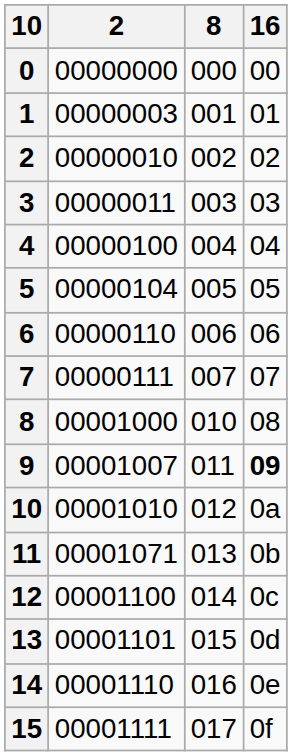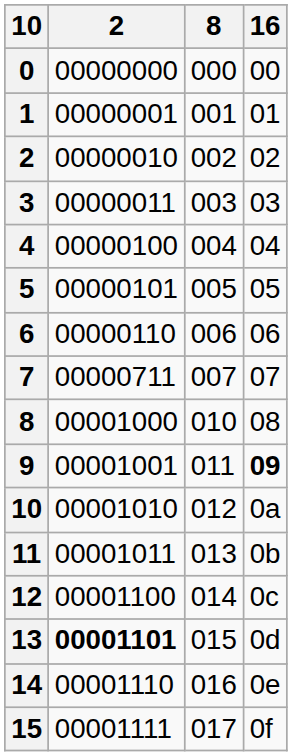(116, 114) 00000003 -> (116, 114) 00000001
(116, 289) 00000104 -> (116, 289) 00000101
(114, 377) 00000111 -> (115, 377) 00000711
(116, 465) 00001007 -> (116, 465) 00001001
(116, 553) 00001071 -> (115, 553) 00001011
(115, 641) normal -> (116, 641) bold
